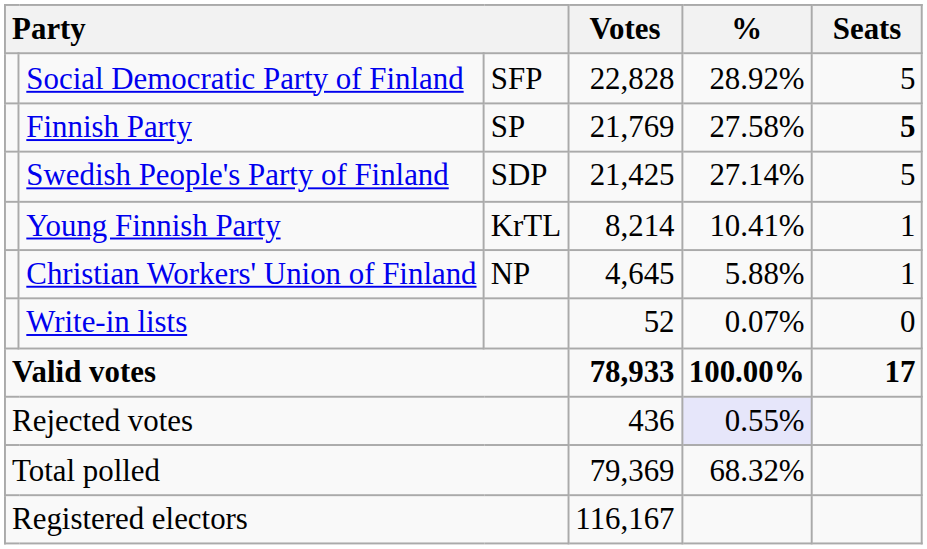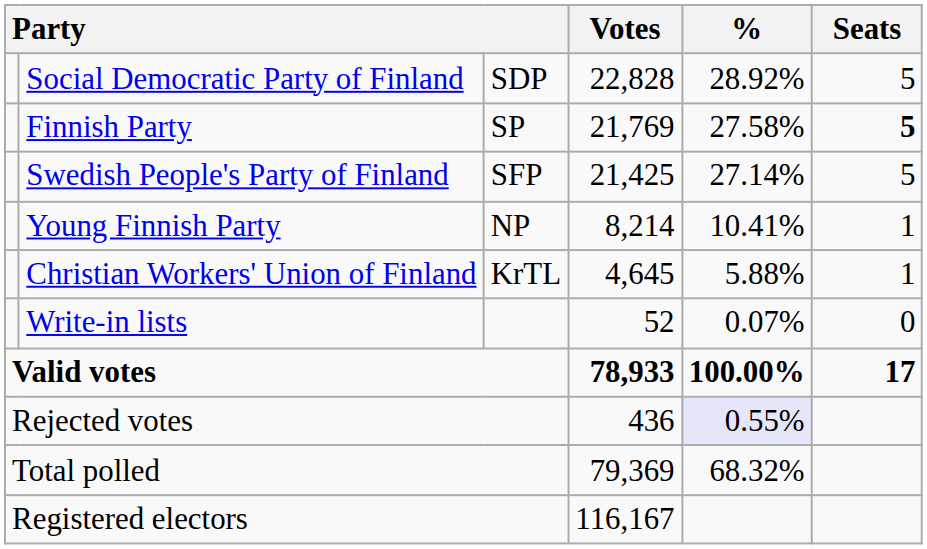(517, 77) SFP -> (519, 77) SDP
(519, 175) SDP -> (517, 175) SFP
(526, 224) KrTL -> (511, 224) NP
(511, 273) NP -> (526, 273) KrTL
